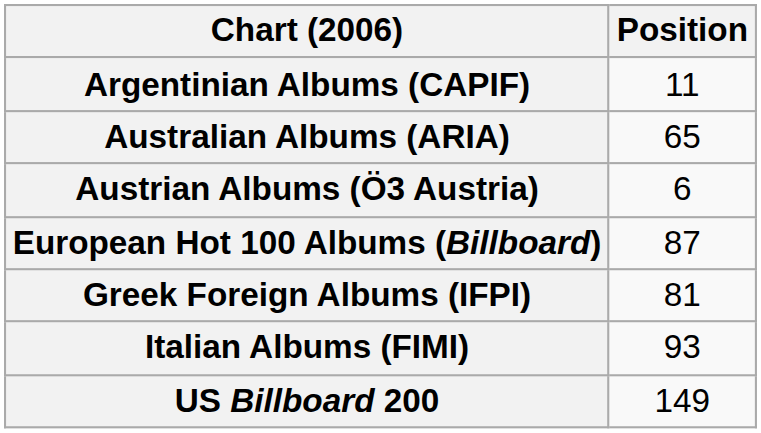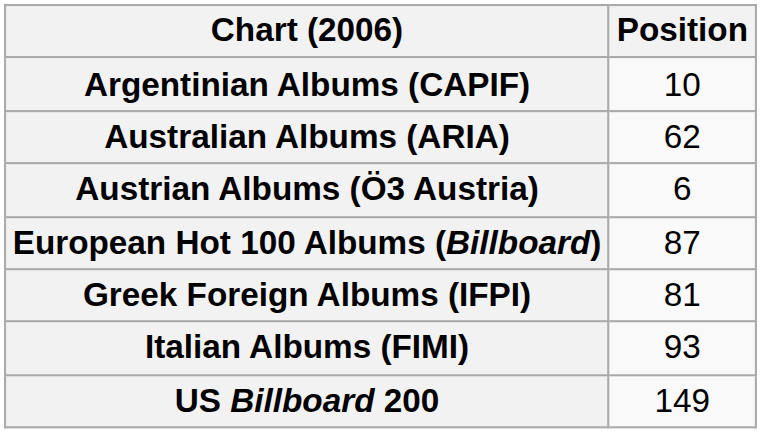(682, 83) 11 -> (682, 83) 10
(682, 136) 65 -> (682, 136) 62
